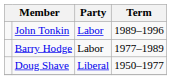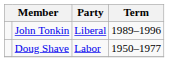(90, 30) Labor -> (90, 30) Liberal
- row: (43, 48)
(93, 65) Liberal -> (88, 48) Labor
